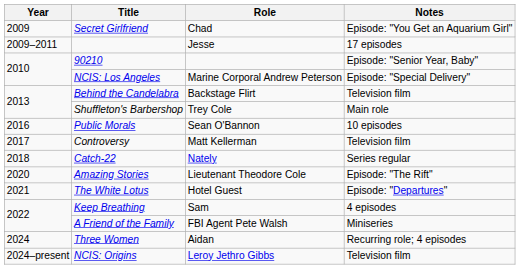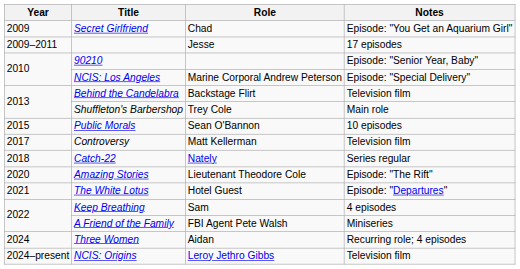(18, 126) 2016 -> (18, 126) 2015
